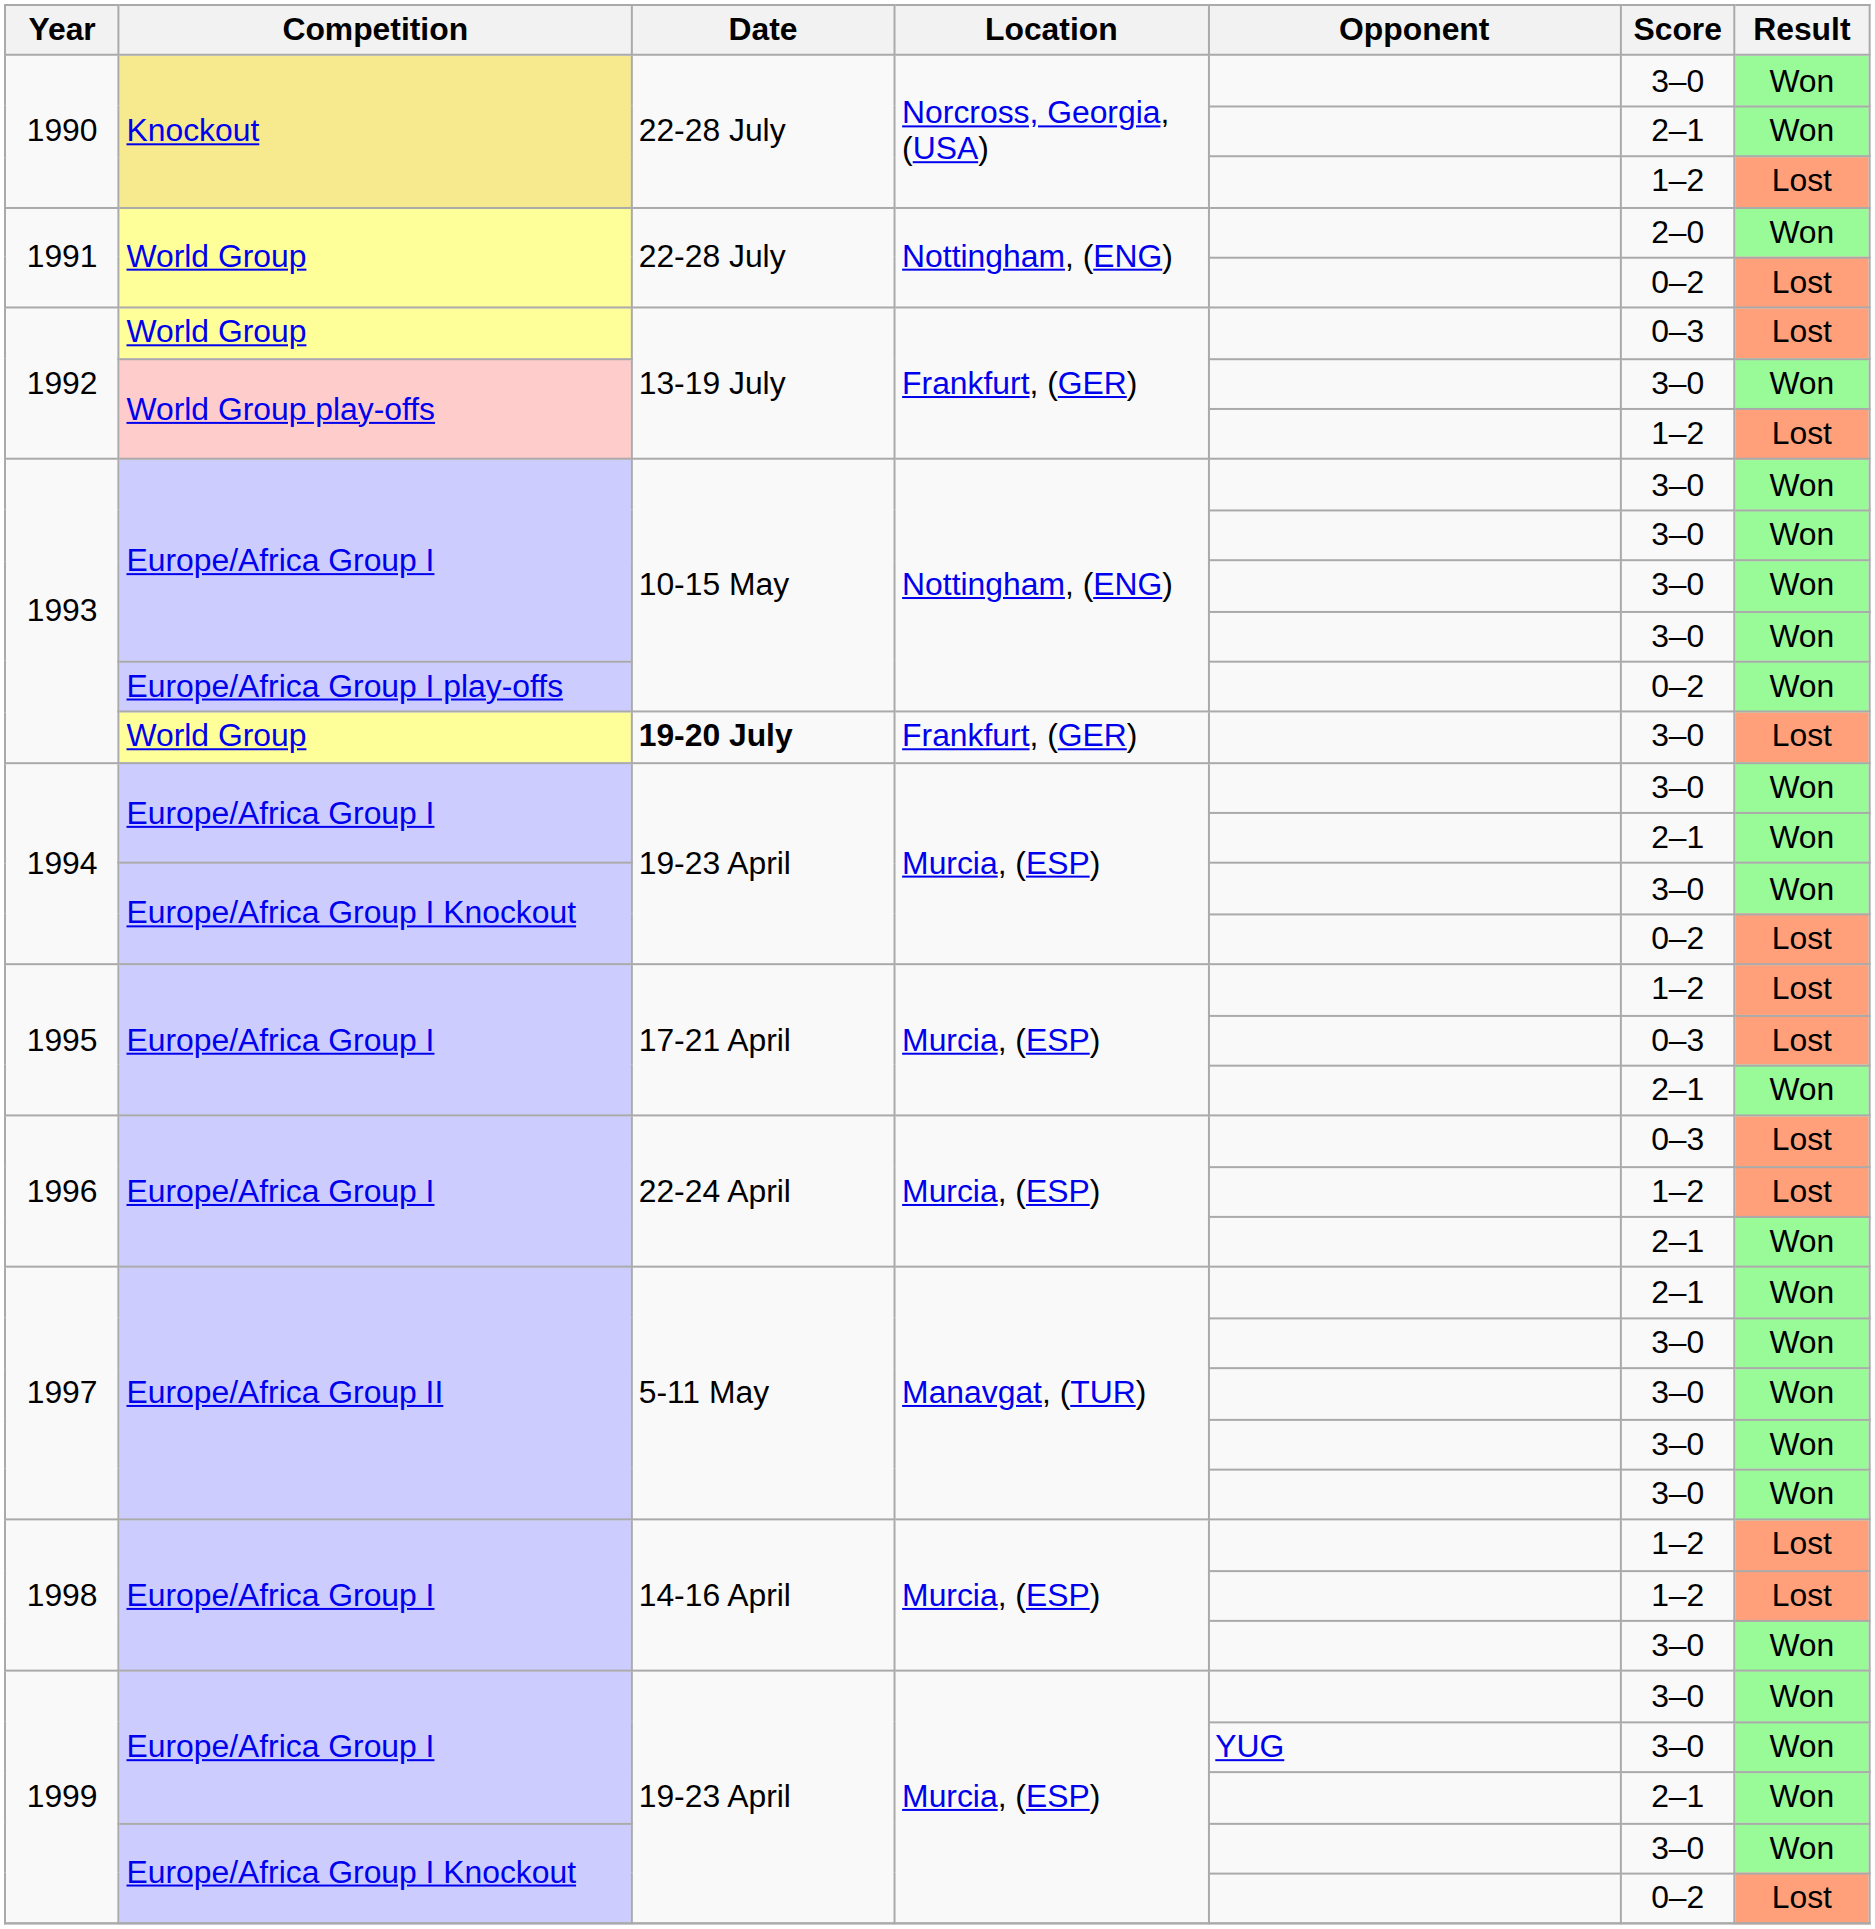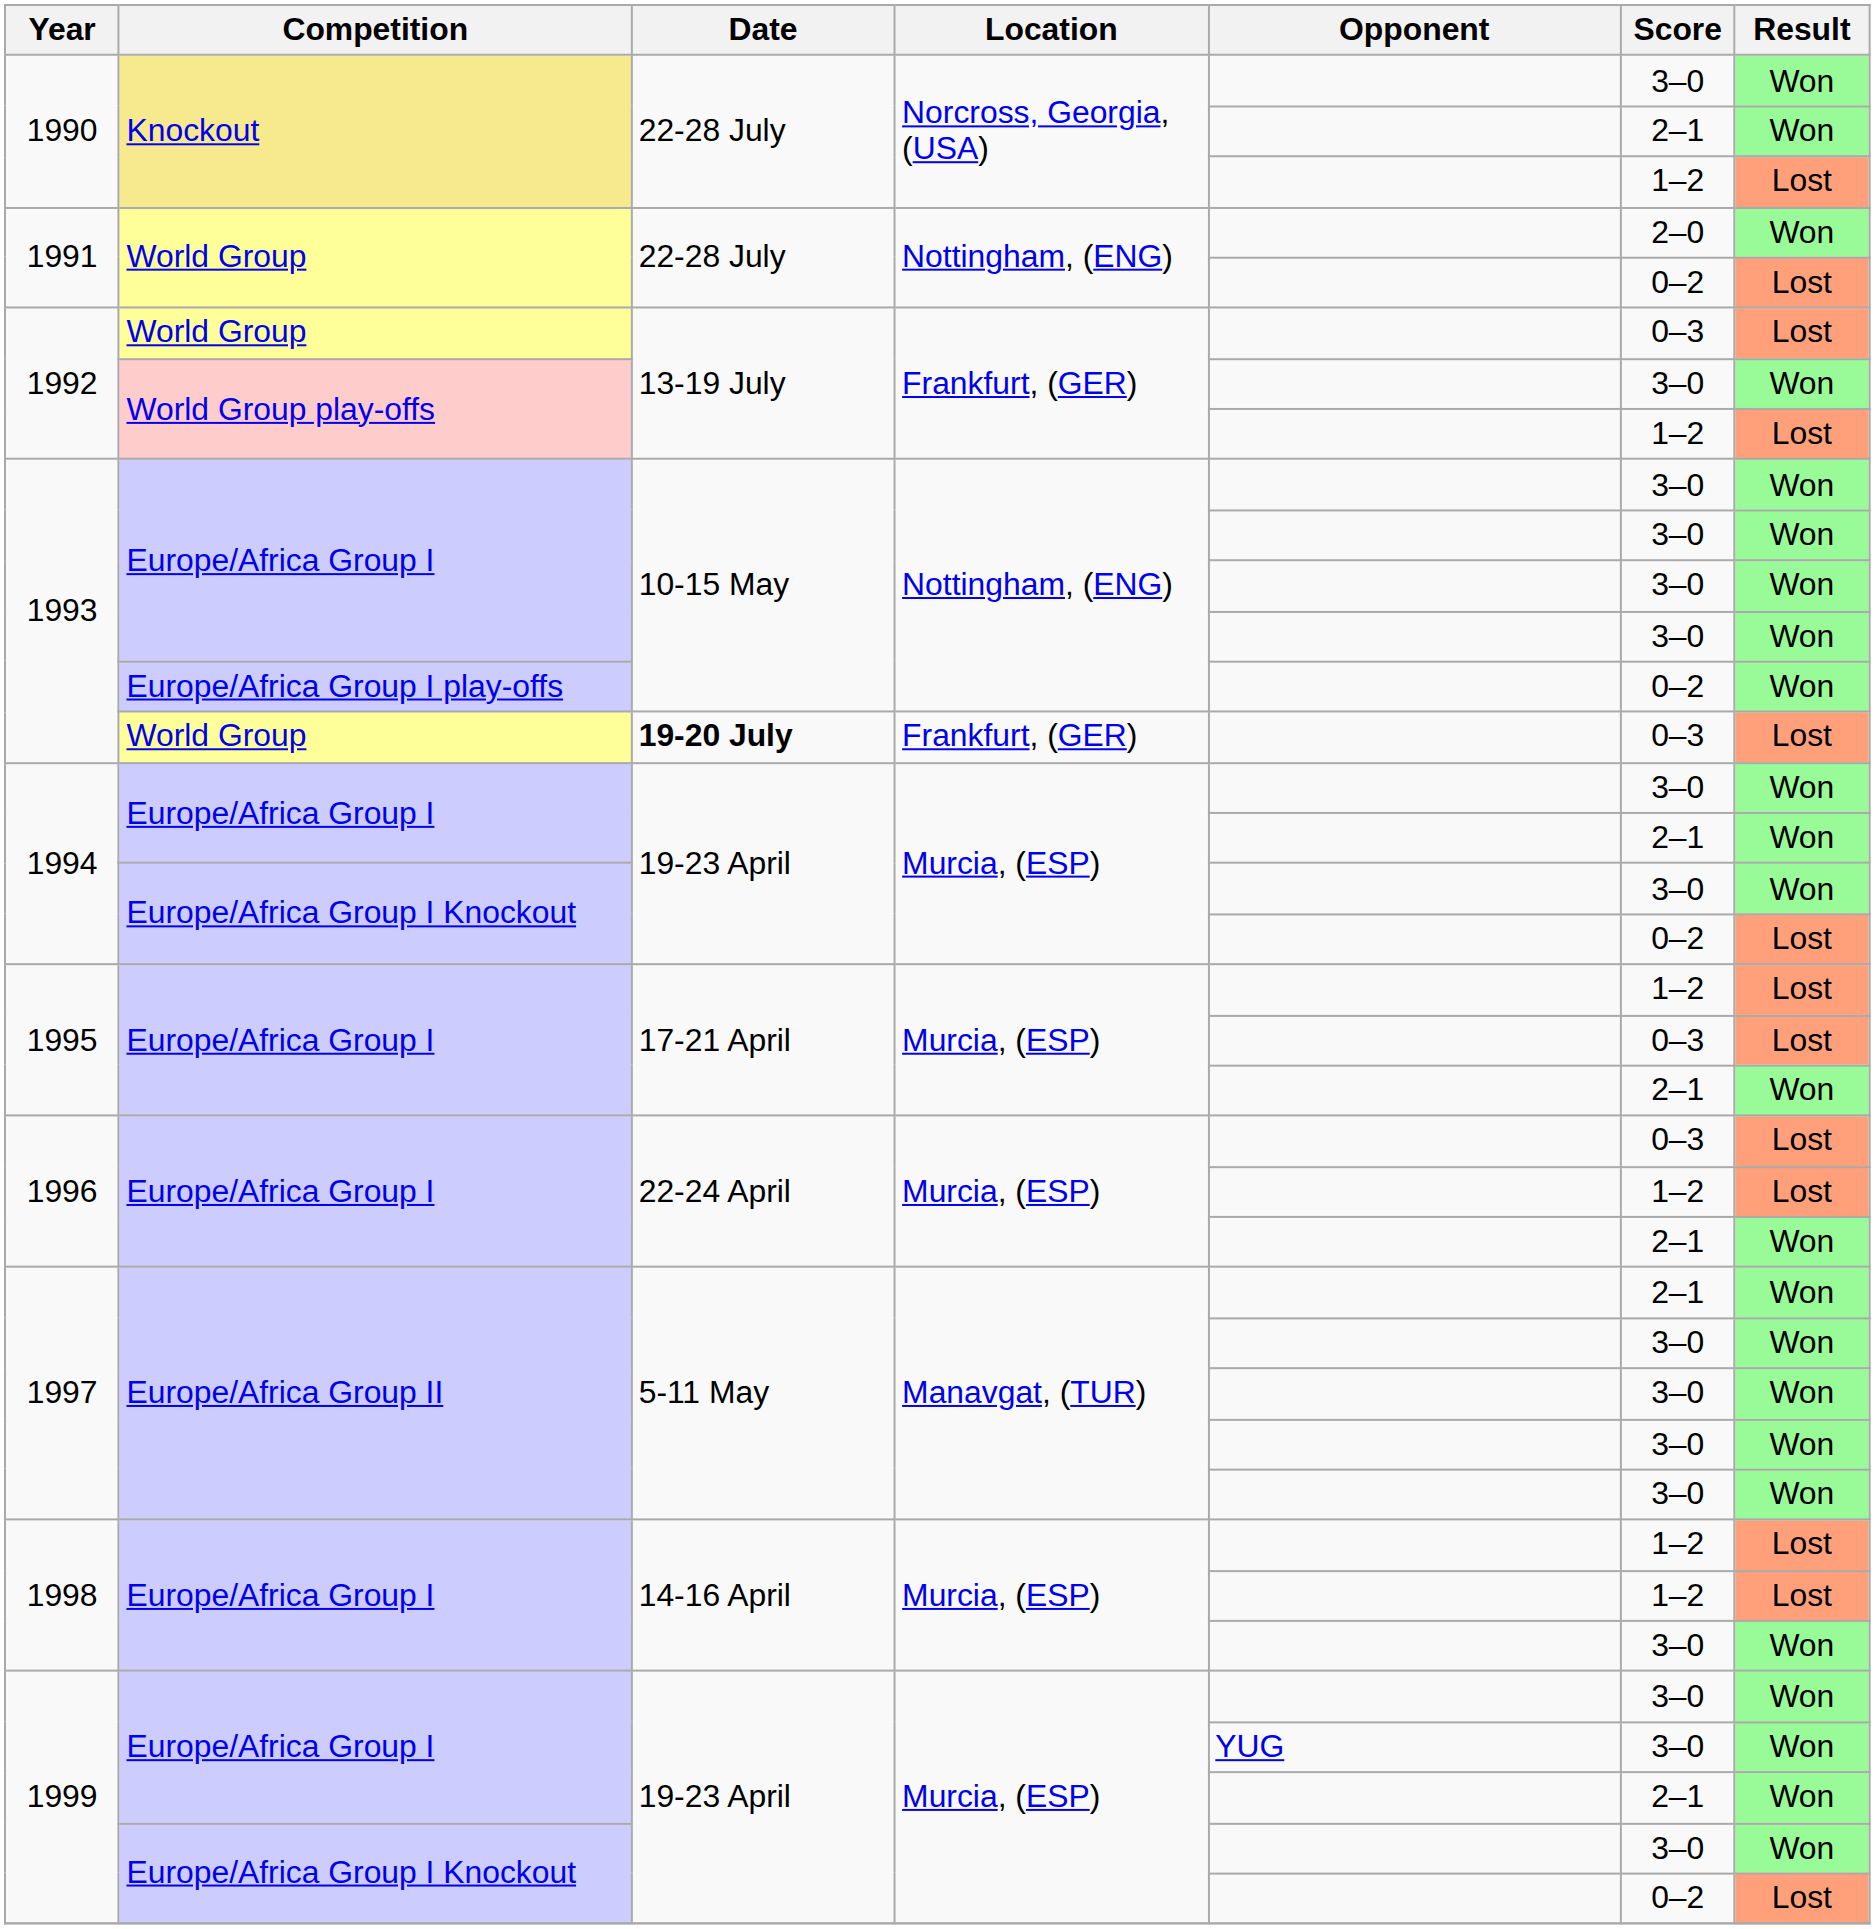(1678, 736) 3–0 -> (1678, 736) 0–3
